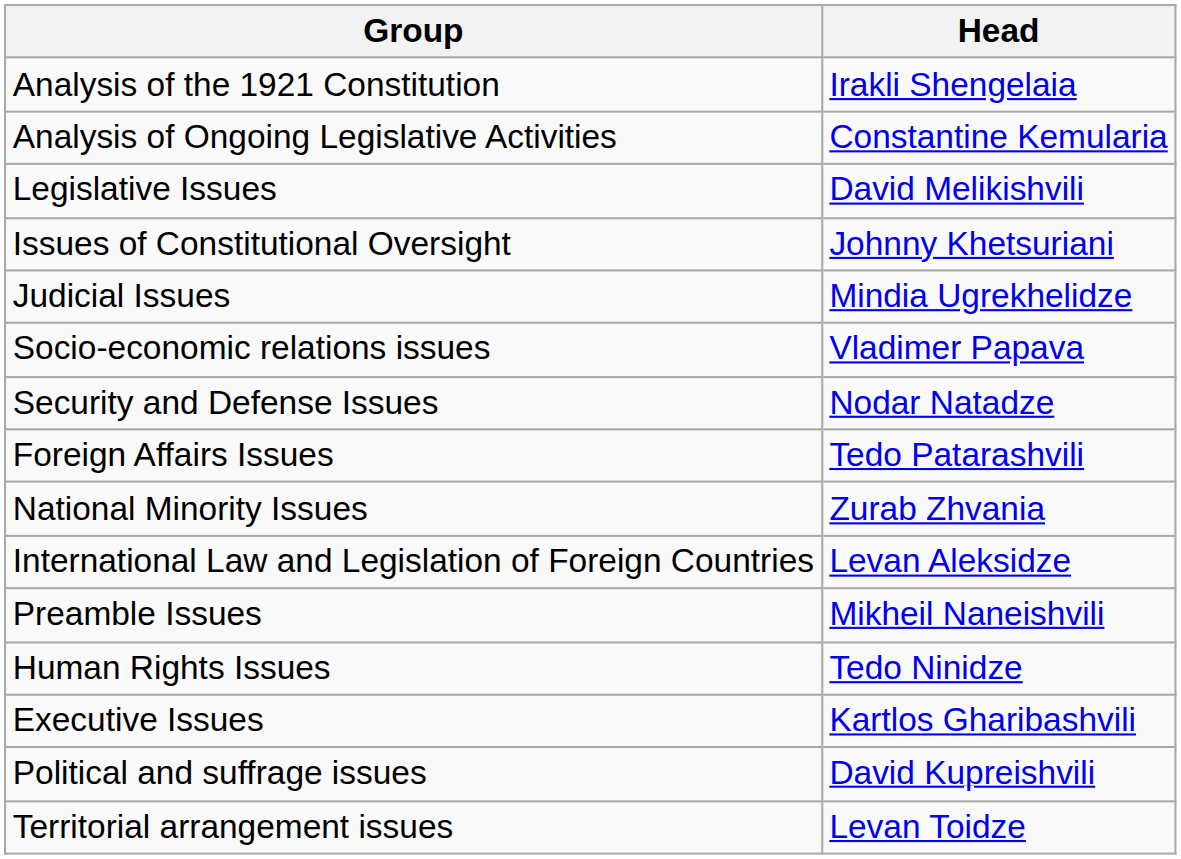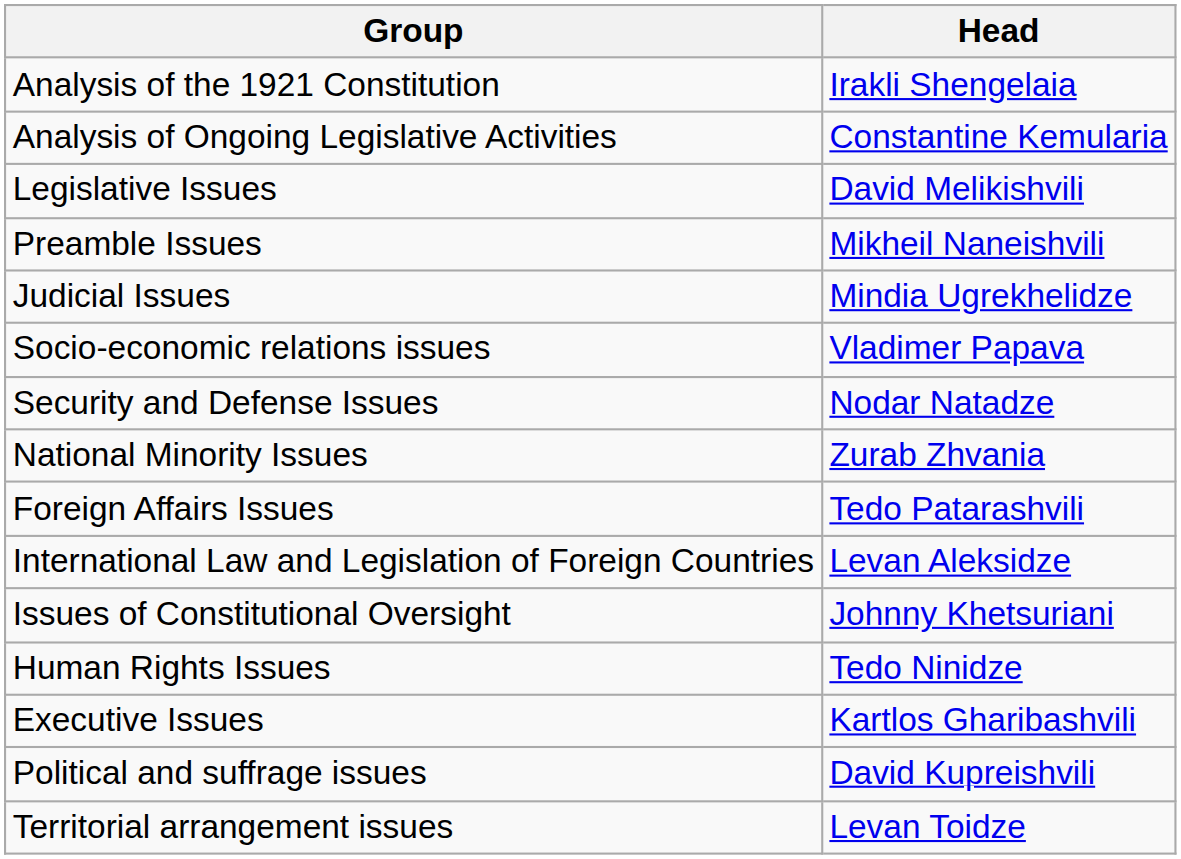rows swapped: (262, 243) <-> (137, 614)
rows swapped: (173, 455) <-> (190, 508)
